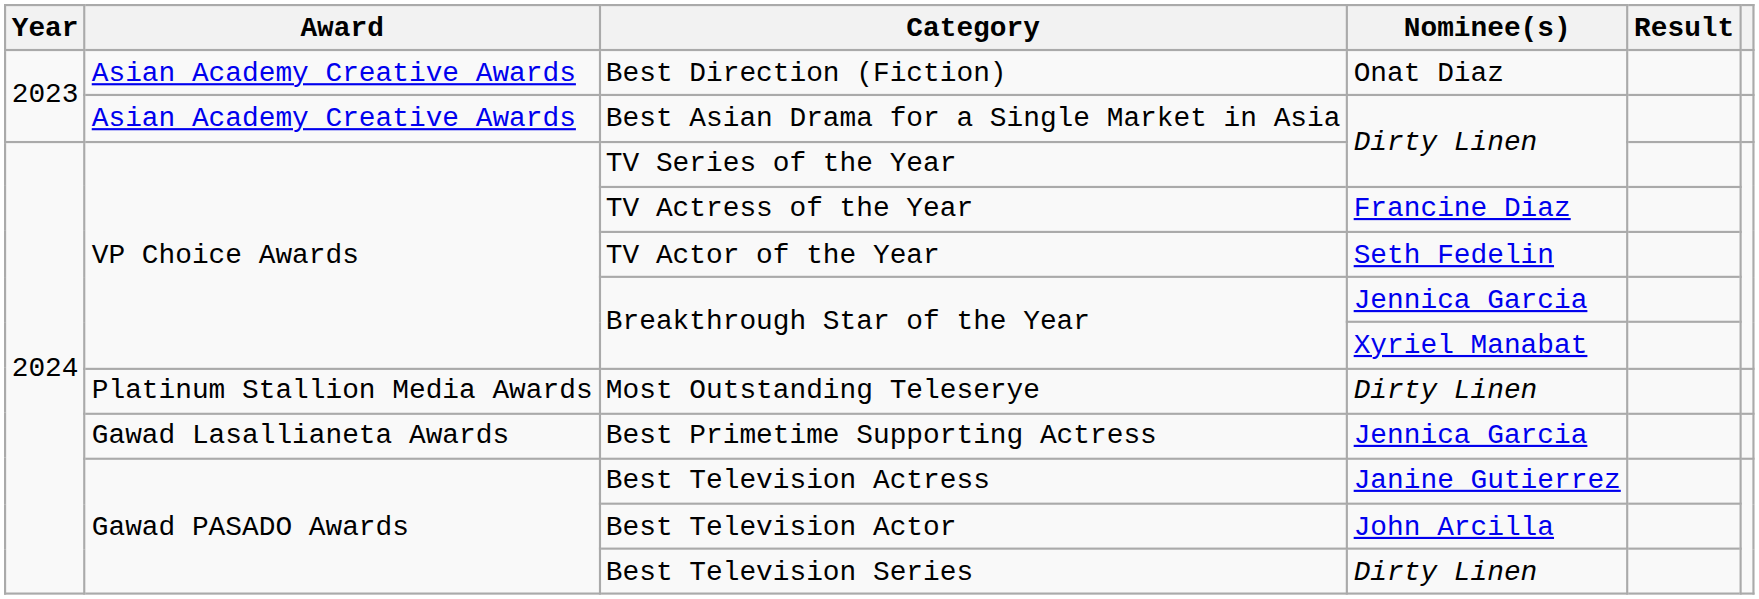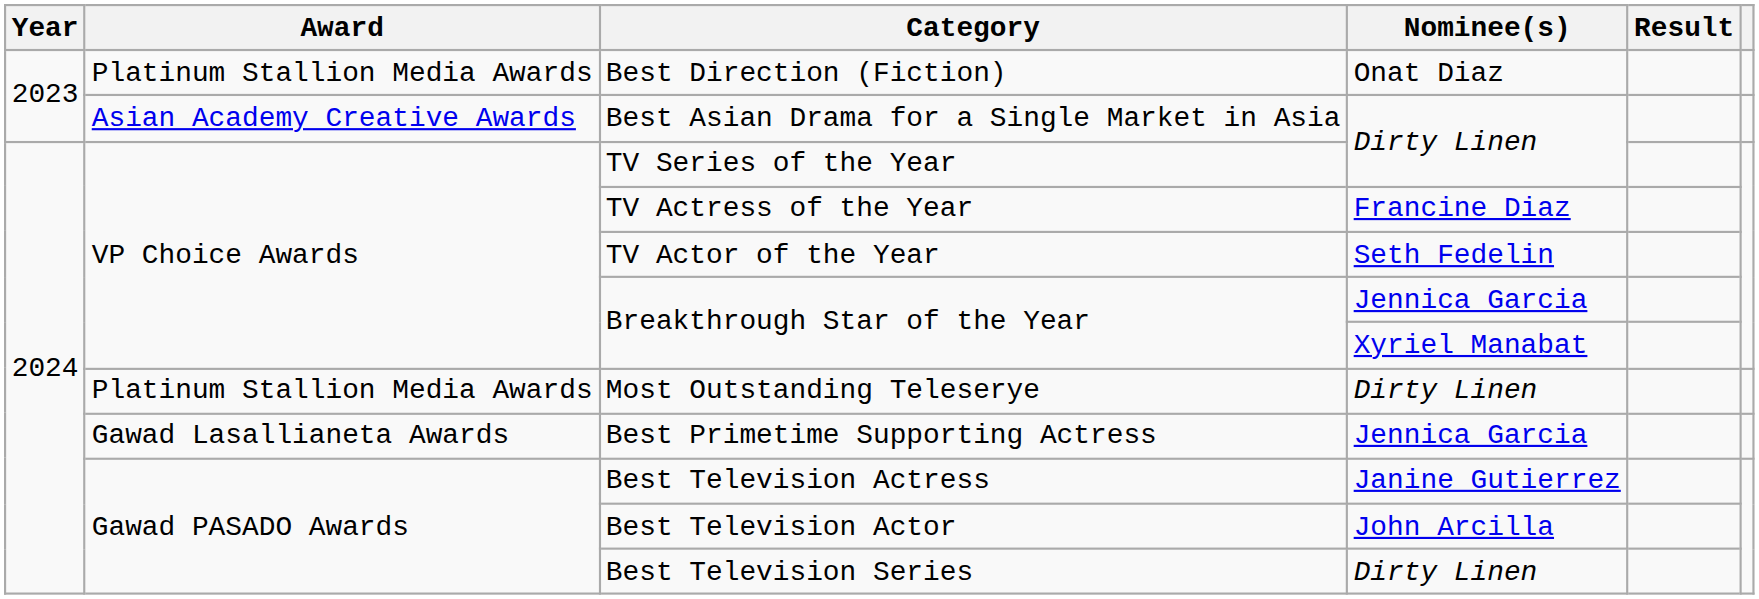(334, 73) Asian Academy Creative Awards -> (342, 73) Platinum Stallion Media Awards
